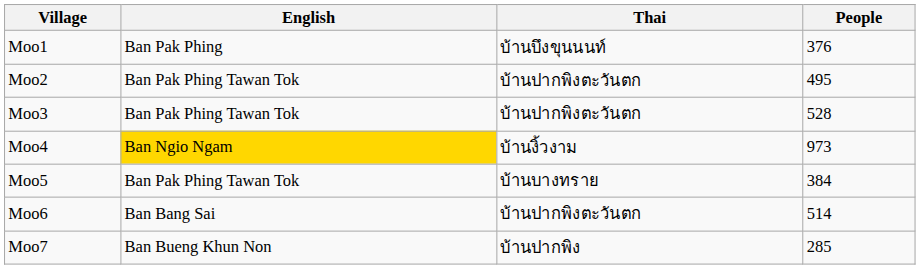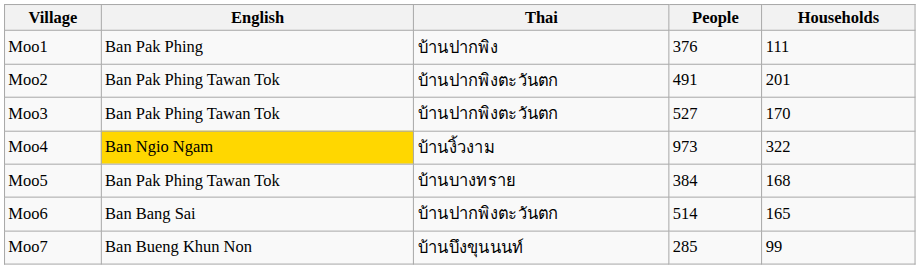+ column: (838, 17)
(553, 47) บ้านบึงขุนนนท์ -> (458, 47) บ้านปากพิง
(819, 80) 495 -> (685, 80) 491
(819, 114) 528 -> (685, 114) 527
(540, 247) บ้านปากพิง -> (471, 247) บ้านบึงขุนนนท์
